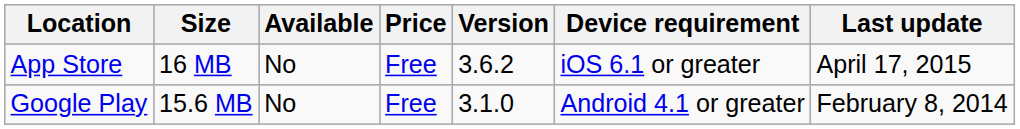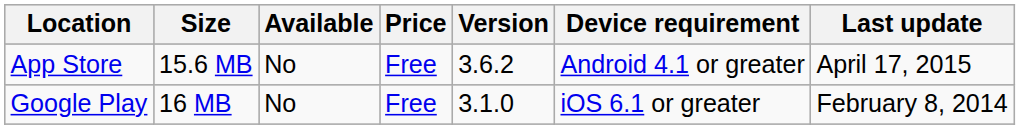(195, 64) 16 MB -> (206, 64) 15.6 MB
(660, 64) iOS 6.1 or greater -> (683, 64) Android 4.1 or greater
(206, 104) 15.6 MB -> (195, 104) 16 MB
(683, 104) Android 4.1 or greater -> (660, 104) iOS 6.1 or greater
